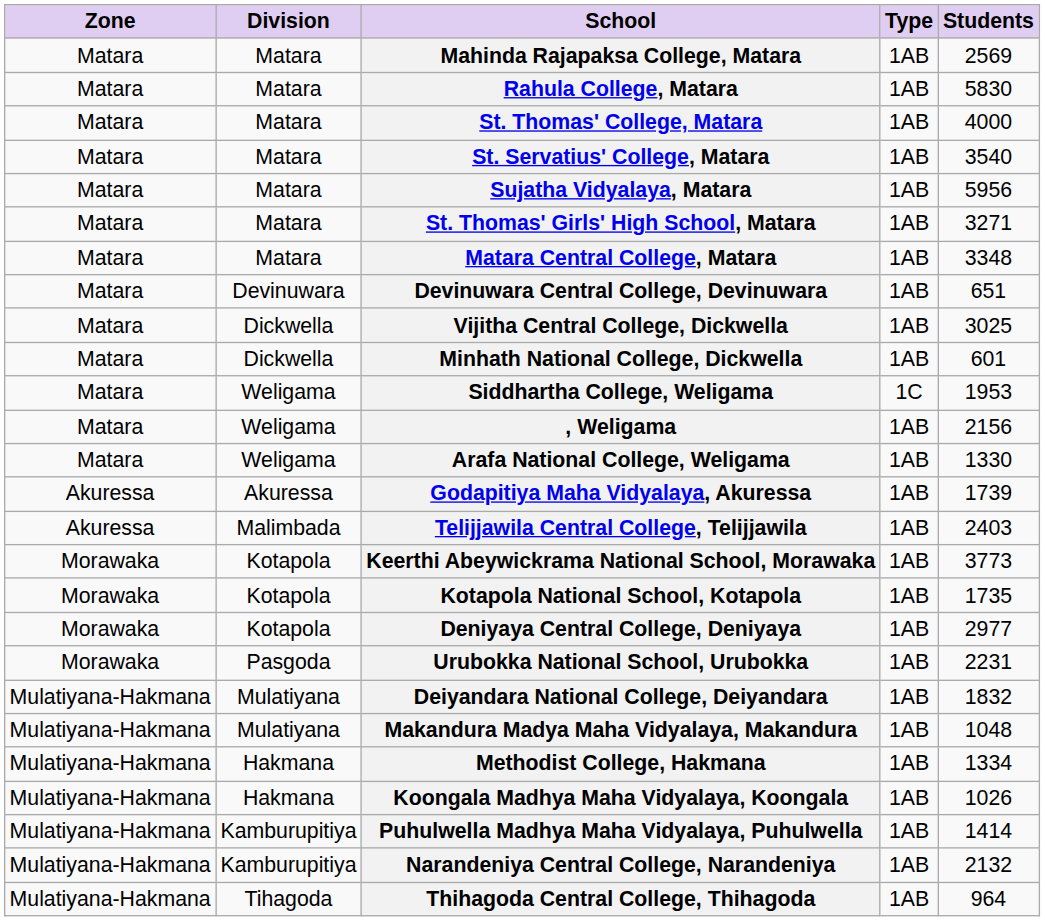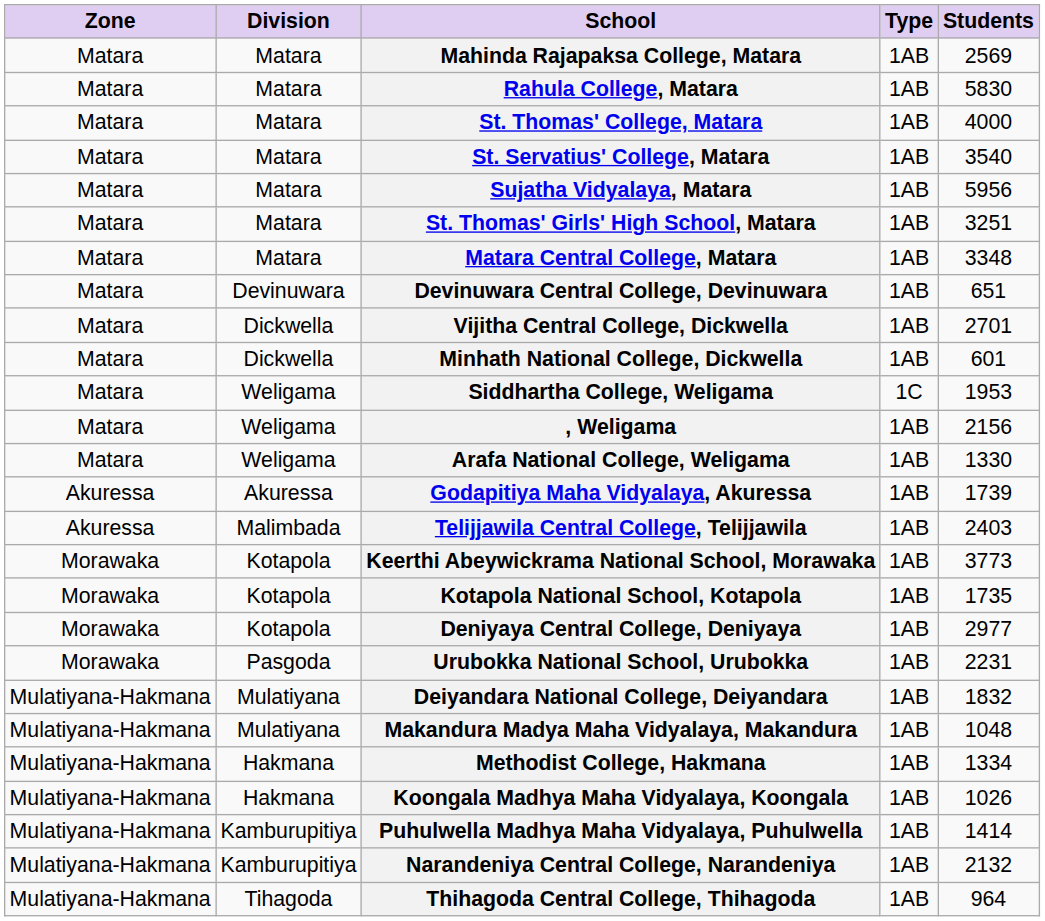(988, 223) 3271 -> (988, 223) 3251
(988, 325) 3025 -> (988, 325) 2701
